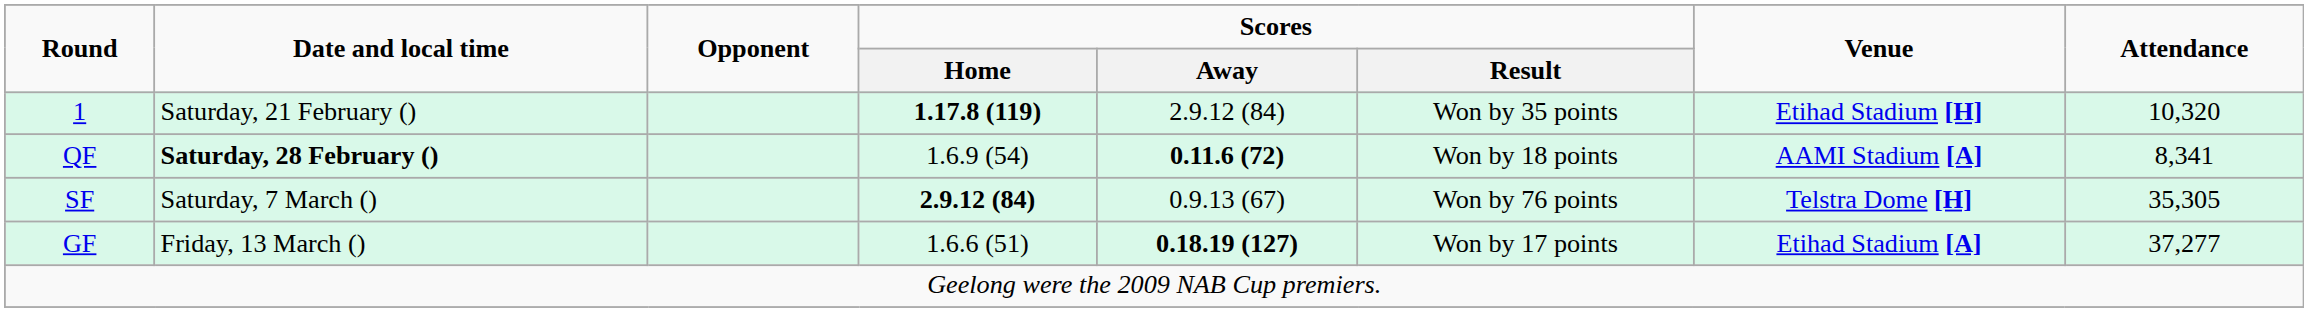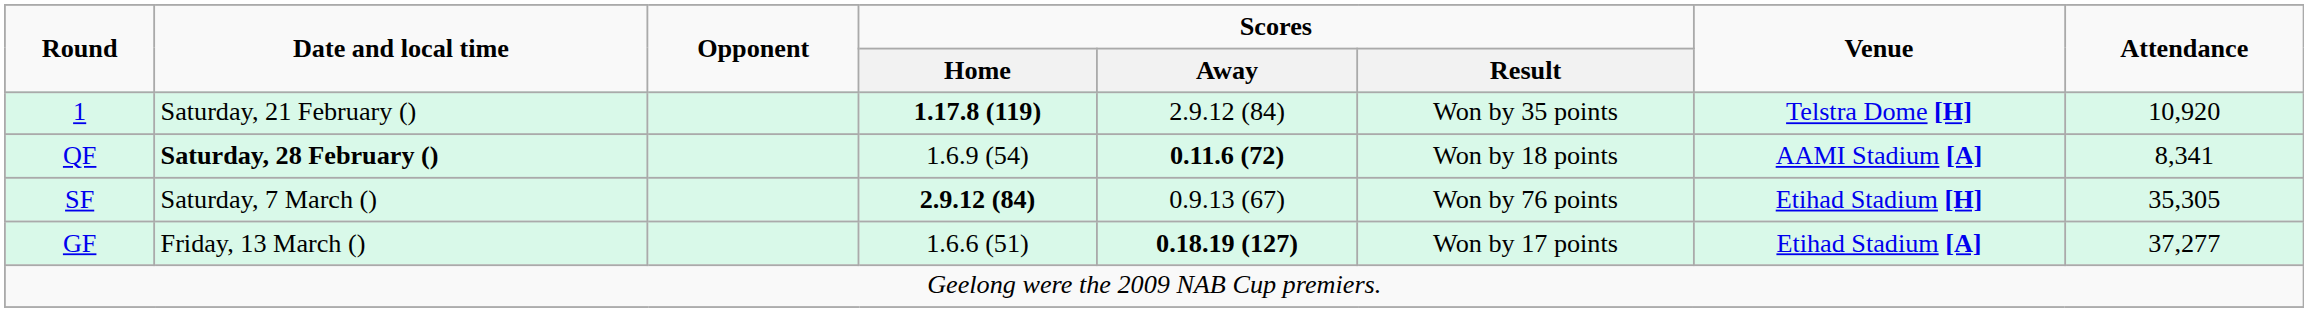(1879, 112) Etihad Stadium [H] -> (1879, 112) Telstra Dome [H]
(2184, 112) 10,320 -> (2184, 112) 10,920
(1879, 199) Telstra Dome [H] -> (1879, 199) Etihad Stadium [H]
